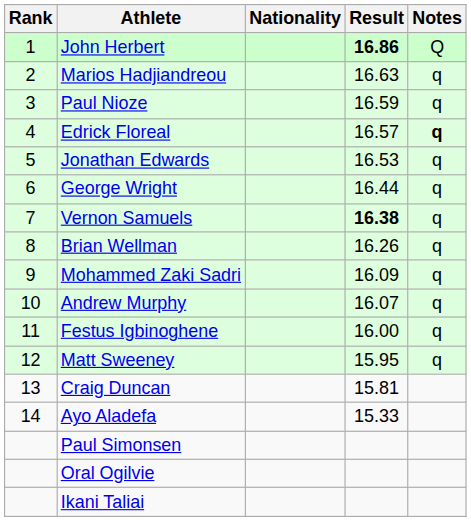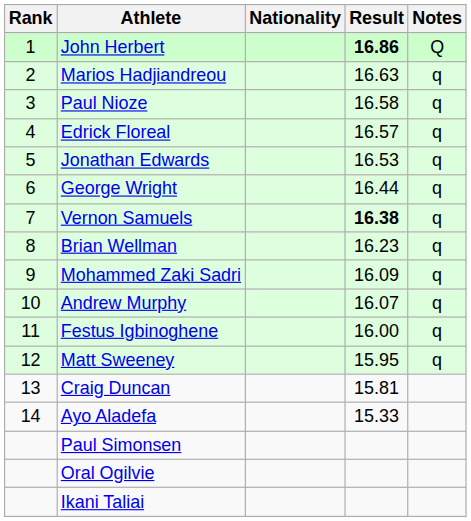(377, 103) 16.59 -> (377, 103) 16.58
(437, 132) bold -> (437, 132) normal
(377, 246) 16.26 -> (377, 246) 16.23
